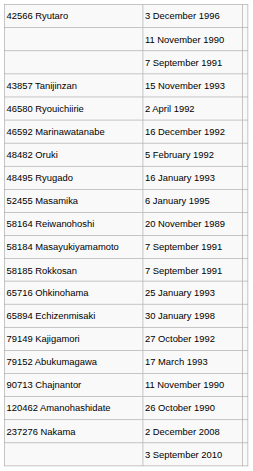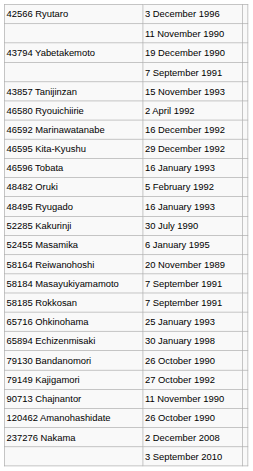+ row: (51, 53)
+ row: (46, 149)
+ row: (35, 168)
+ row: (39, 226)
+ row: (49, 360)
- row: (52, 362)
